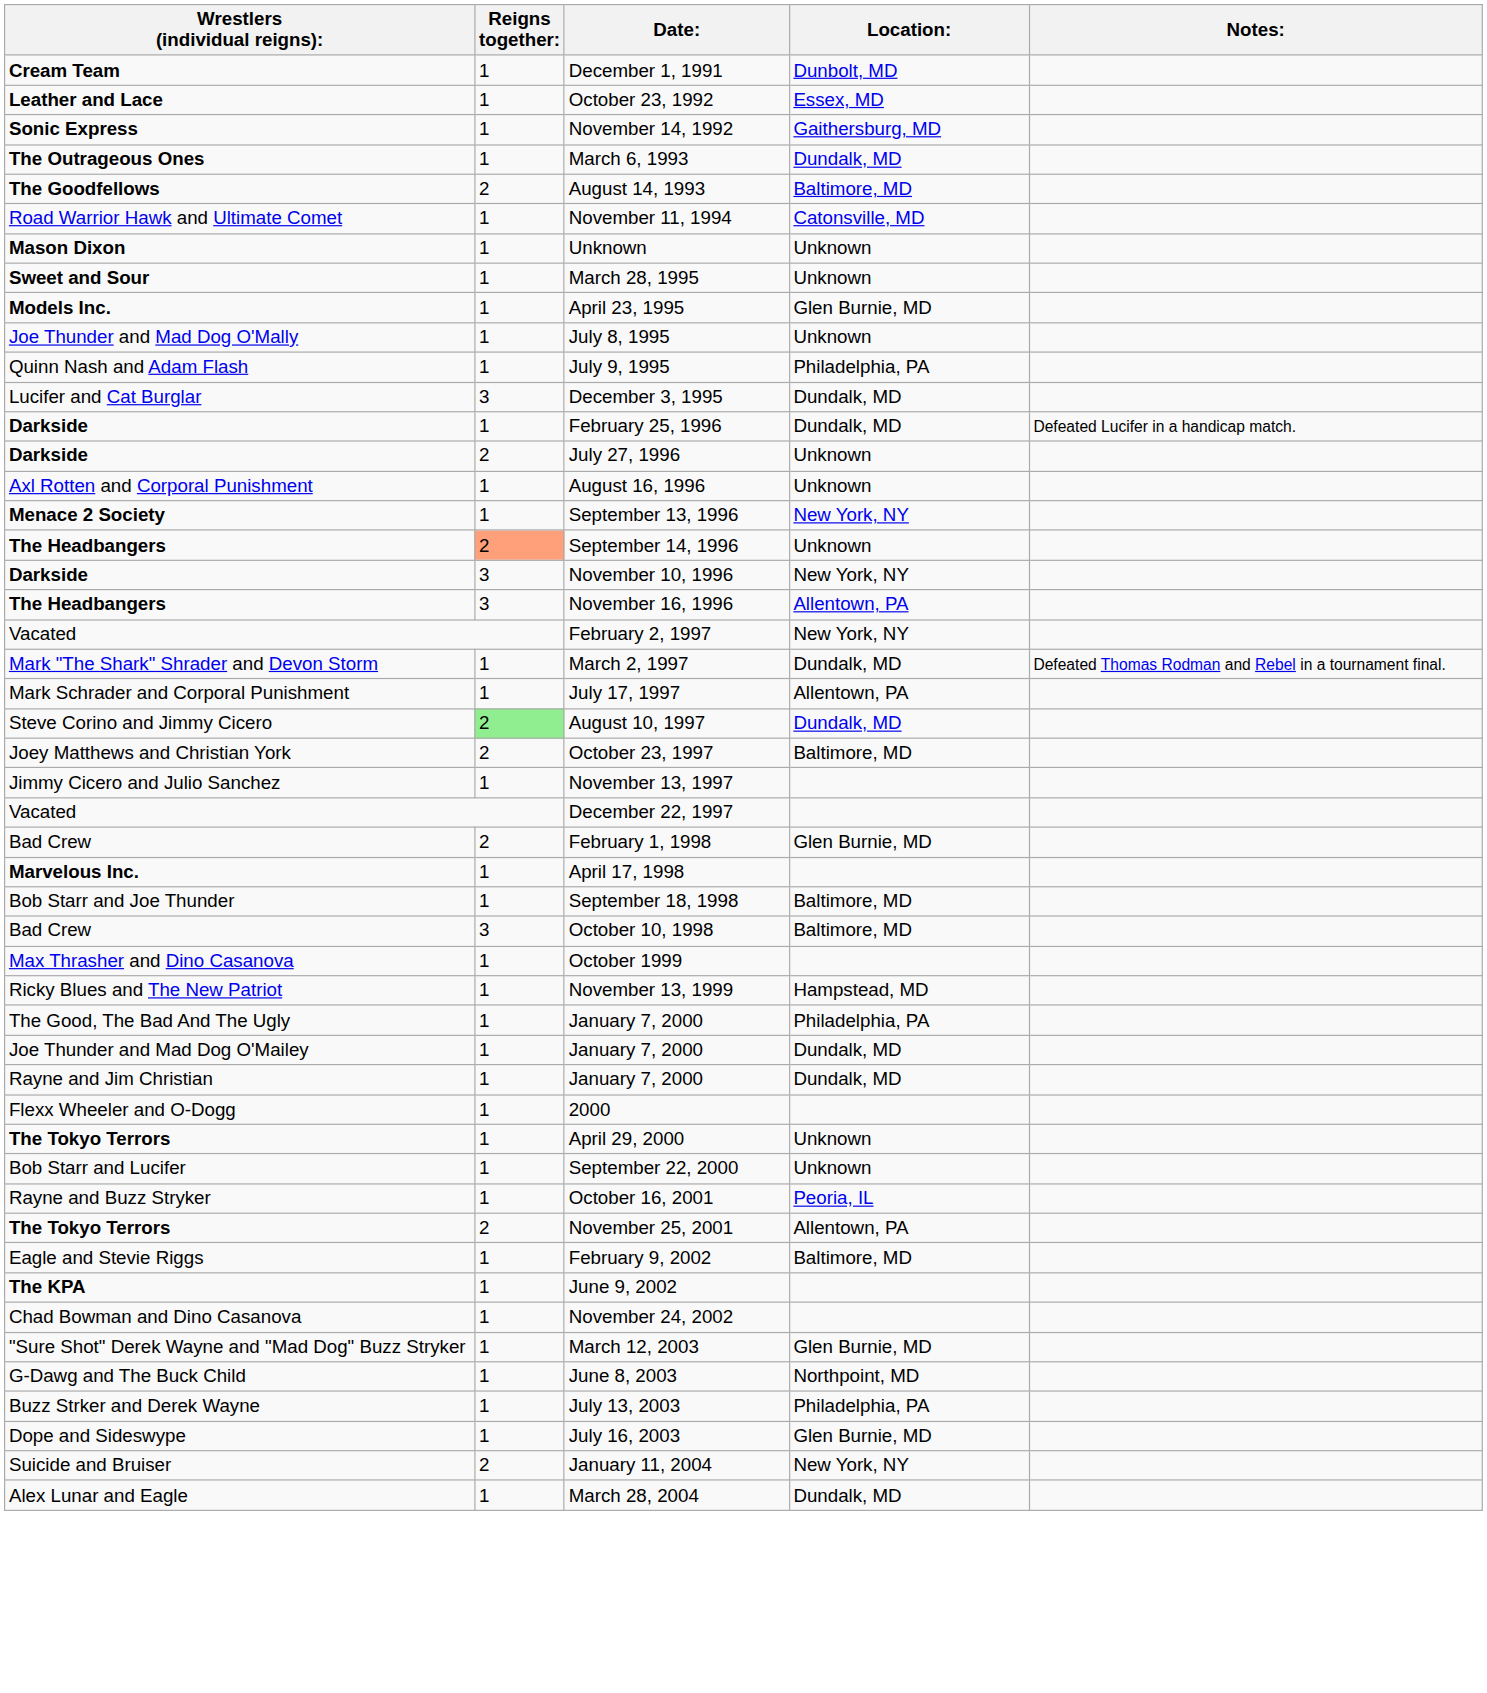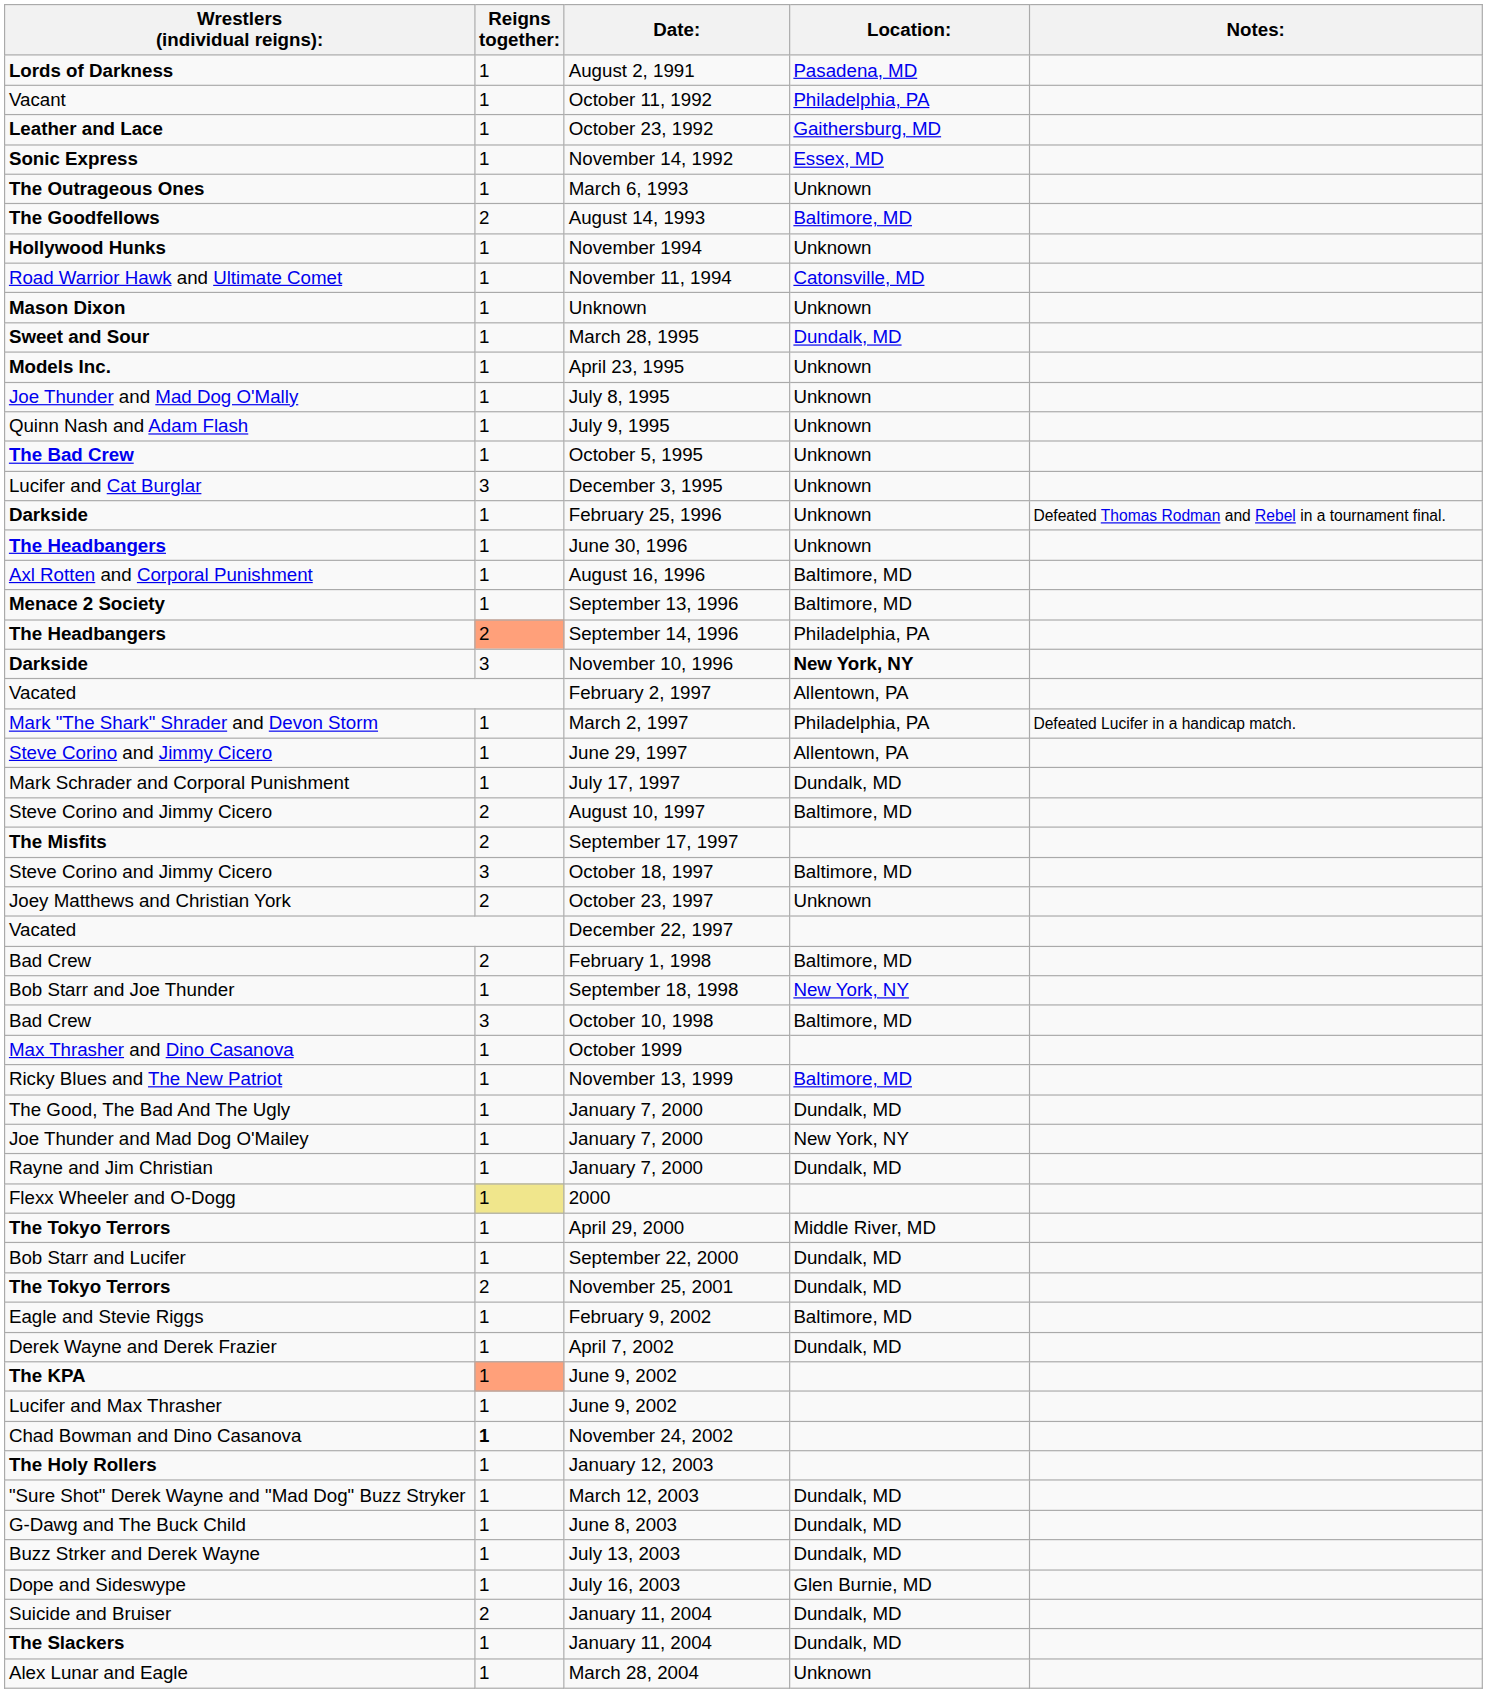+ row: (91, 70)
- row: (64, 70)
+ row: (37, 99)
(839, 99) Essex, MD -> (867, 129) Gaithersburg, MD
(867, 129) Gaithersburg, MD -> (839, 159) Essex, MD
(847, 159) Dundalk, MD -> (832, 188) Unknown
+ row: (87, 248)
(832, 277) Unknown -> (847, 337) Dundalk, MD
(863, 307) Glen Burnie, MD -> (832, 366) Unknown
(861, 366) Philadelphia, PA -> (832, 426) Unknown
+ row: (71, 456)
(847, 396) Dundalk, MD -> (832, 485) Unknown
(847, 426) Dundalk, MD -> (832, 515) Unknown
(1165, 427) Defeated Lucifer in a handicap match. -> (1240, 516) Defeated Thomas Rodman and Rebel in a tournament final.
+ row: (87, 545)
- row: (48, 456)
(832, 485) Unknown -> (853, 574) Baltimore, MD
(851, 515) New York, NY -> (853, 604) Baltimore, MD
(832, 545) Unknown -> (861, 634) Philadelphia, PA
(851, 574) normal -> (853, 663) bold
- row: (87, 604)
(851, 634) New York, NY -> (851, 693) Allentown, PA
(847, 663) Dundalk, MD -> (861, 723) Philadelphia, PA
(1240, 665) Defeated Thomas Rodman and Rebel in a tournament final. -> (1165, 724) Defeated Lucifer in a handicap match.
+ row: (141, 752)
(851, 693) Allentown, PA -> (847, 782) Dundalk, MD
(484, 723) lightgreen background -> (484, 812) no background
(847, 723) Dundalk, MD -> (853, 812) Baltimore, MD
+ row: (58, 842)
+ row: (141, 871)
(853, 752) Baltimore, MD -> (832, 901) Unknown
- row: (145, 782)
(863, 842) Glen Burnie, MD -> (853, 960) Baltimore, MD
- row: (74, 871)
(853, 901) Baltimore, MD -> (851, 990) New York, NY
(861, 990) Hampstead, MD -> (853, 1079) Baltimore, MD
(861, 1020) Philadelphia, PA -> (847, 1109) Dundalk, MD
(847, 1049) Dundalk, MD -> (851, 1138) New York, NY
(484, 1109) no background -> (484, 1198) khaki background
(832, 1138) Unknown -> (865, 1227) Middle River, MD
(832, 1168) Unknown -> (847, 1257) Dundalk, MD
- row: (110, 1198)
(851, 1227) Allentown, PA -> (847, 1287) Dundalk, MD
+ row: (143, 1346)
(484, 1287) no background -> (484, 1376) lightsalmon background
+ row: (115, 1406)
(484, 1317) normal -> (484, 1435) bold
+ row: (83, 1465)
(863, 1346) Glen Burnie, MD -> (847, 1495) Dundalk, MD
(856, 1376) Northpoint, MD -> (847, 1524) Dundalk, MD
(861, 1406) Philadelphia, PA -> (847, 1554) Dundalk, MD
(851, 1465) New York, NY -> (847, 1613) Dundalk, MD
+ row: (67, 1643)
(847, 1495) Dundalk, MD -> (832, 1673) Unknown
